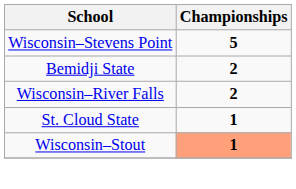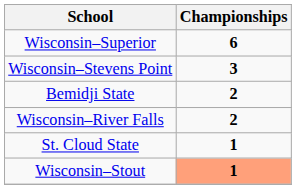+ row: (90, 42)
(234, 42) 5 -> (234, 68) 3
